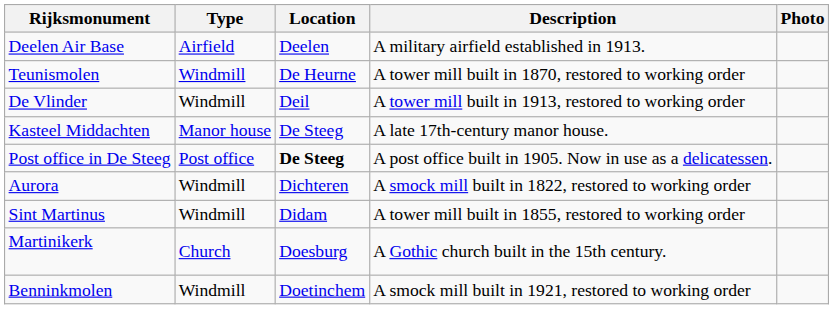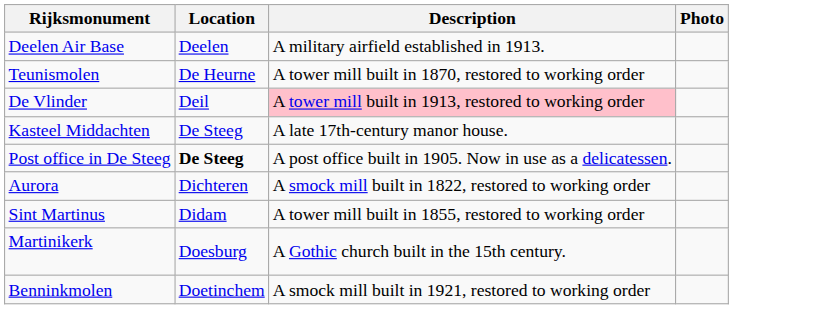- column: (225, 18)
(559, 102) no background -> (459, 102) pink background
